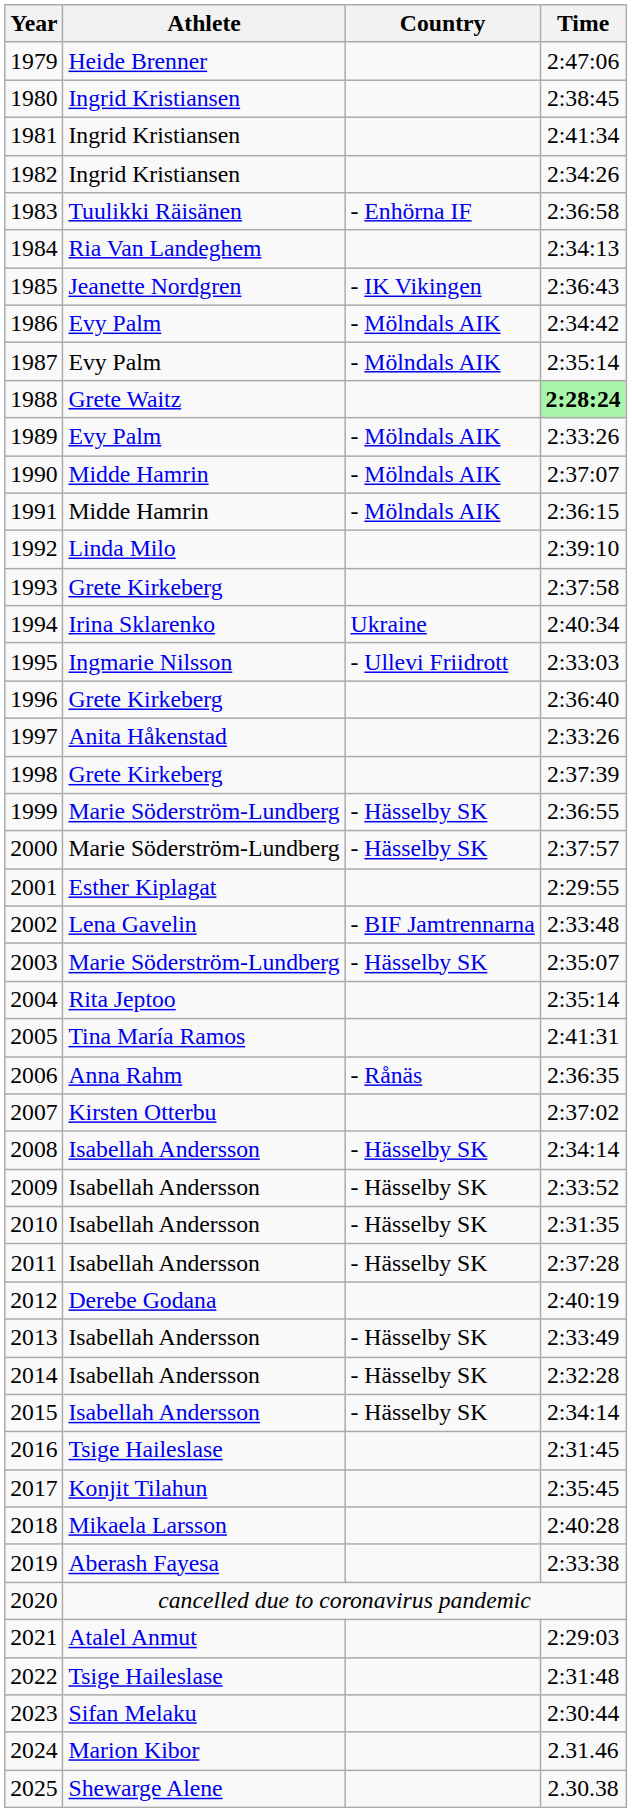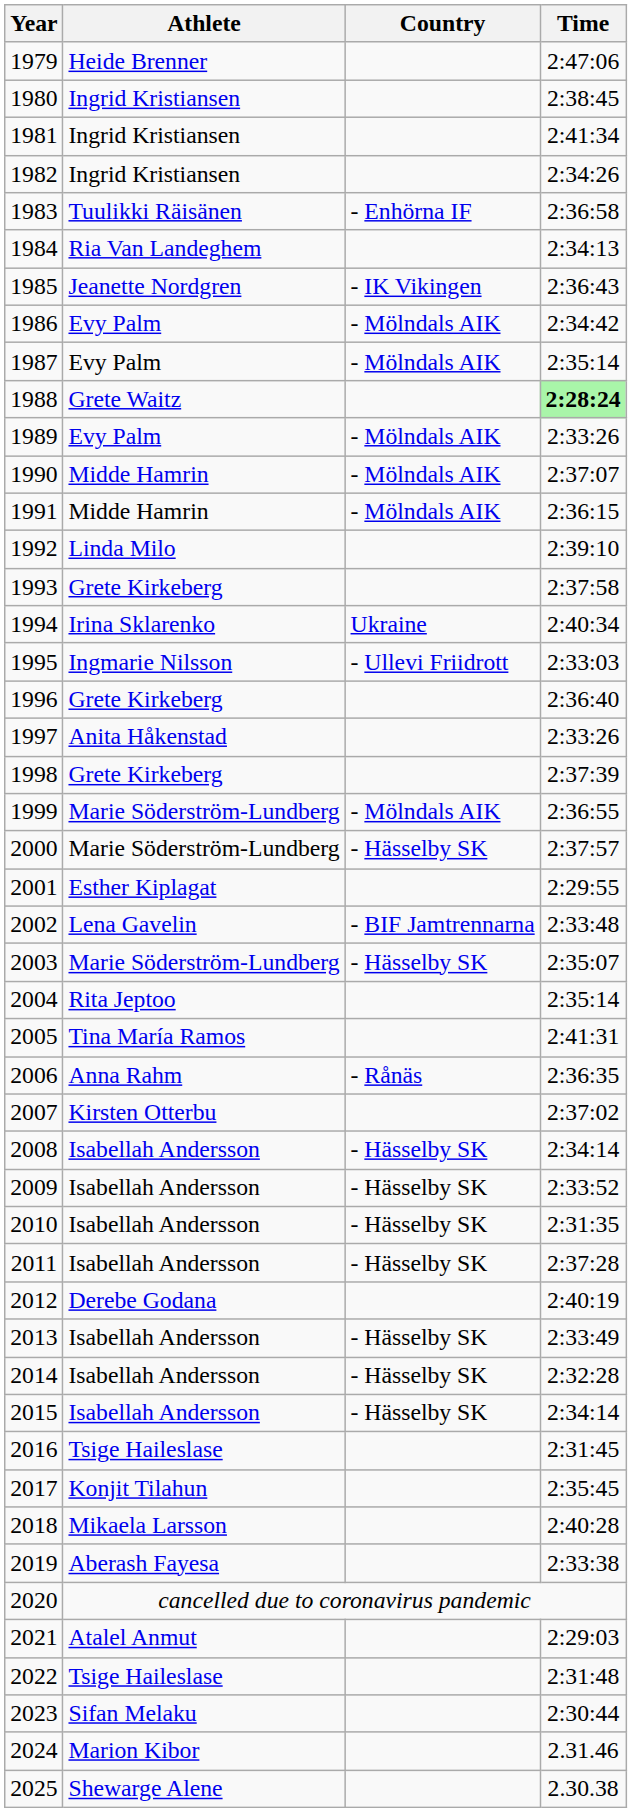(419, 811) - Hässelby SK -> (426, 811) - Mölndals AIK
